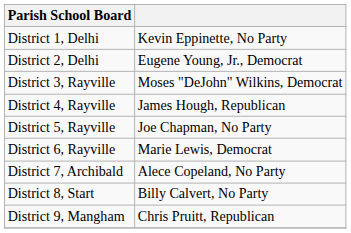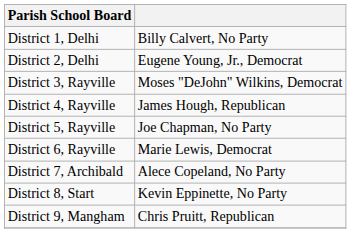(212, 37) Kevin Eppinette, No Party -> (203, 37) Billy Calvert, No Party
(203, 194) Billy Calvert, No Party -> (212, 194) Kevin Eppinette, No Party
